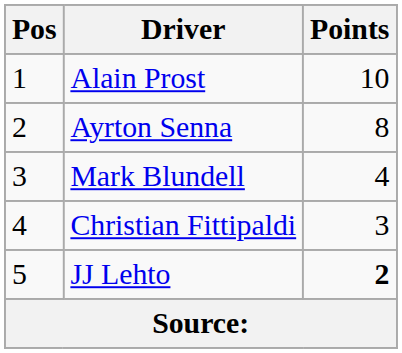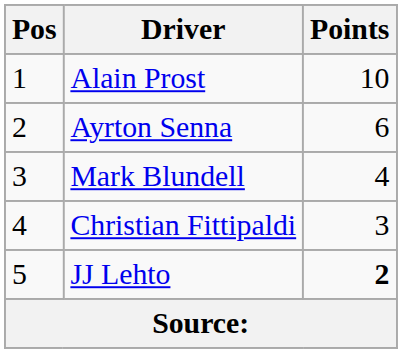(382, 127) 8 -> (382, 127) 6
